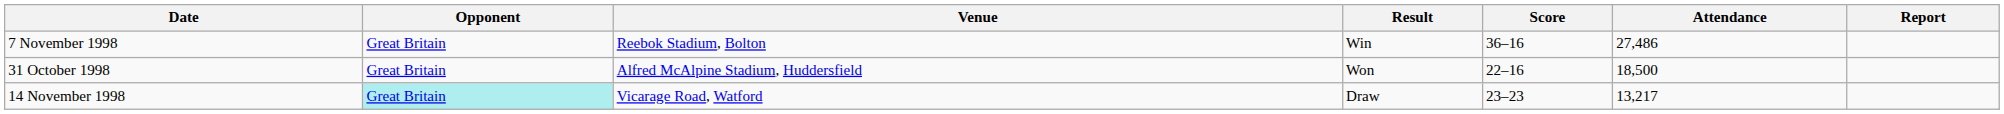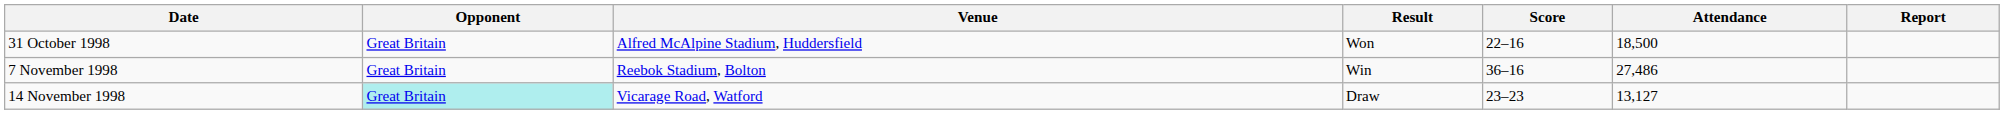rows swapped: (59, 69) <-> (63, 43)
(1637, 96) 13,217 -> (1637, 96) 13,127
